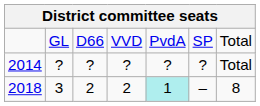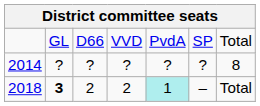(236, 64) Total -> (236, 64) 8
(59, 88) normal -> (59, 88) bold
(236, 88) 8 -> (236, 88) Total
